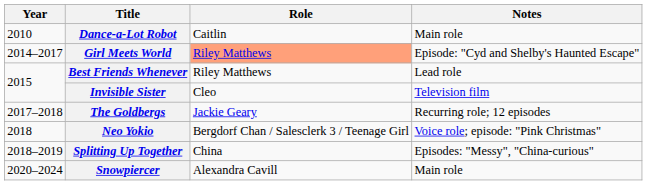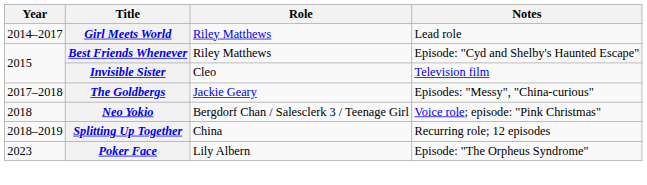- row: (128, 33)
(232, 53) lightsalmon background -> (232, 33) no background
(527, 53) Episode: "Cyd and Shelby's Haunted Escape" -> (438, 33) Lead role
(438, 72) Lead role -> (527, 53) Episode: "Cyd and Shelby's Haunted Escape"
(482, 111) Recurring role; 12 episodes -> (504, 92) Episodes: "Messy", "China-curious"
(504, 151) Episodes: "Messy", "China-curious" -> (482, 131) Recurring role; 12 episodes
- row: (128, 170)
+ row: (128, 151)
